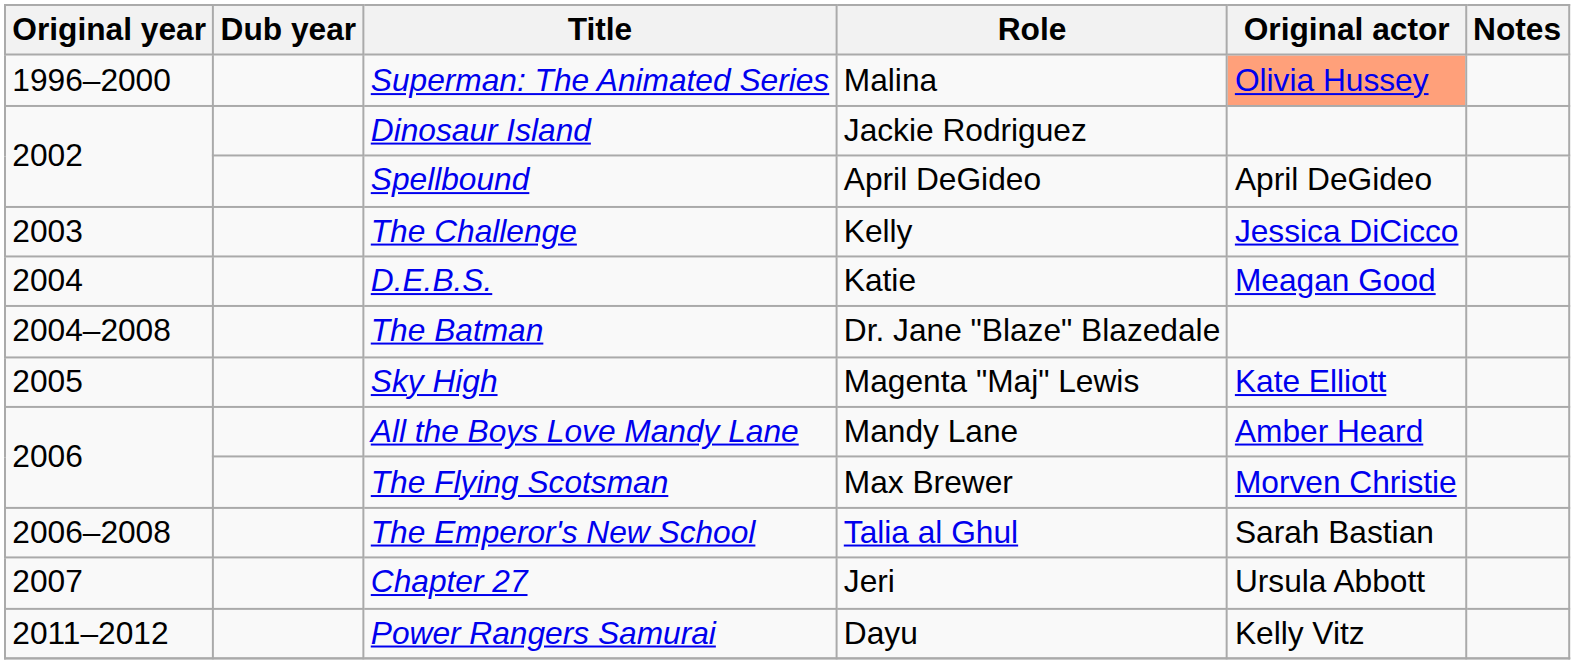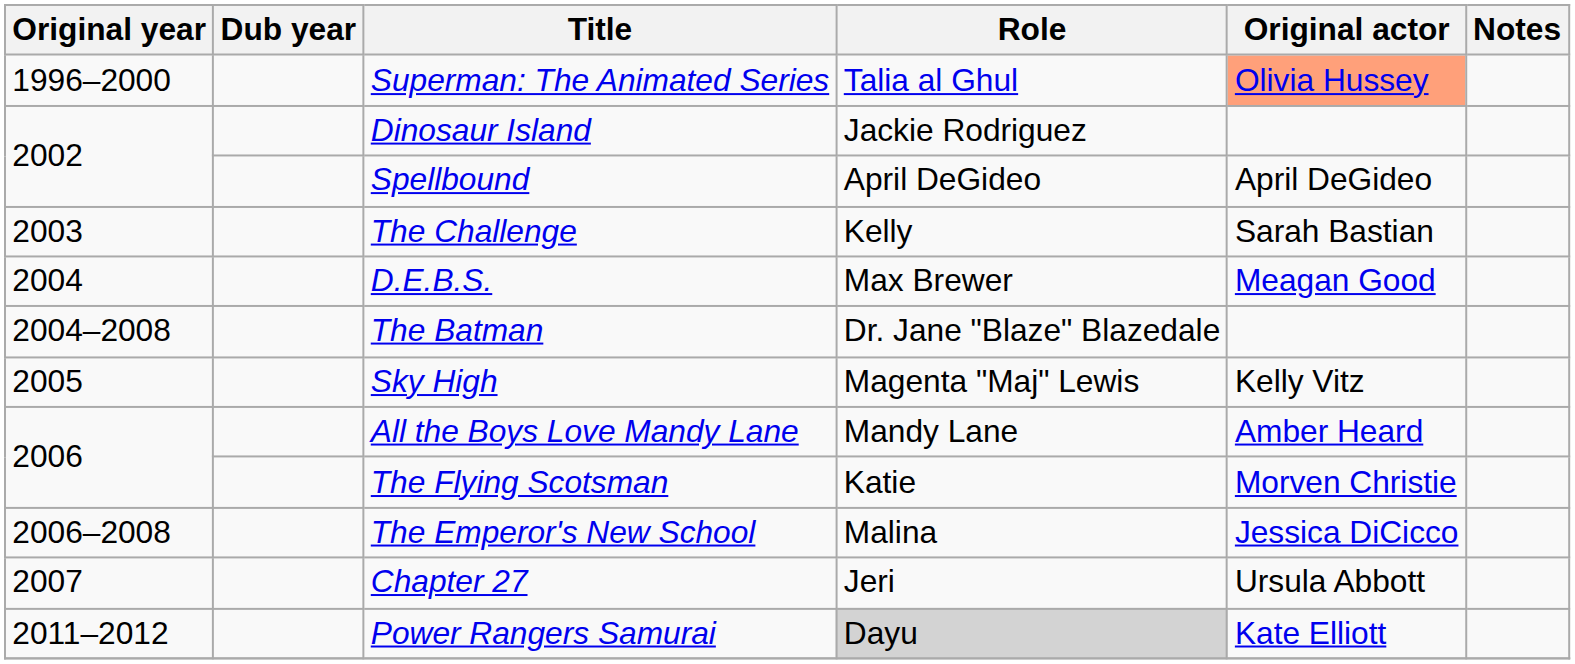(890, 79) Malina -> (931, 79) Talia al Ghul
(1347, 230) Jessica DiCicco -> (1334, 230) Sarah Bastian
(880, 280) Katie -> (928, 280) Max Brewer
(1311, 381) Kate Elliott -> (1300, 381) Kelly Vitz
(928, 481) Max Brewer -> (880, 481) Katie
(931, 532) Talia al Ghul -> (890, 532) Malina
(1334, 532) Sarah Bastian -> (1347, 532) Jessica DiCicco
(881, 632) no background -> (881, 632) lightgrey background
(1300, 632) Kelly Vitz -> (1311, 632) Kate Elliott
